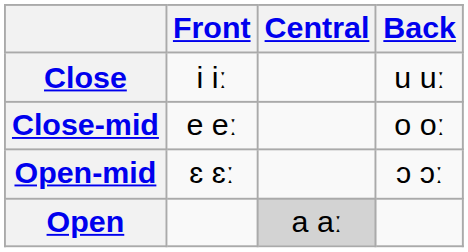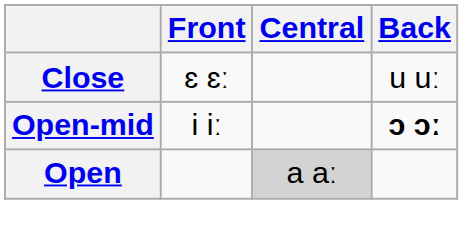(212, 76) i iː -> (207, 76) ɛ ɛː
- row: (85, 125)
(212, 173) ɛ ɛː -> (207, 125) i iː
(420, 173) normal -> (415, 125) bold
